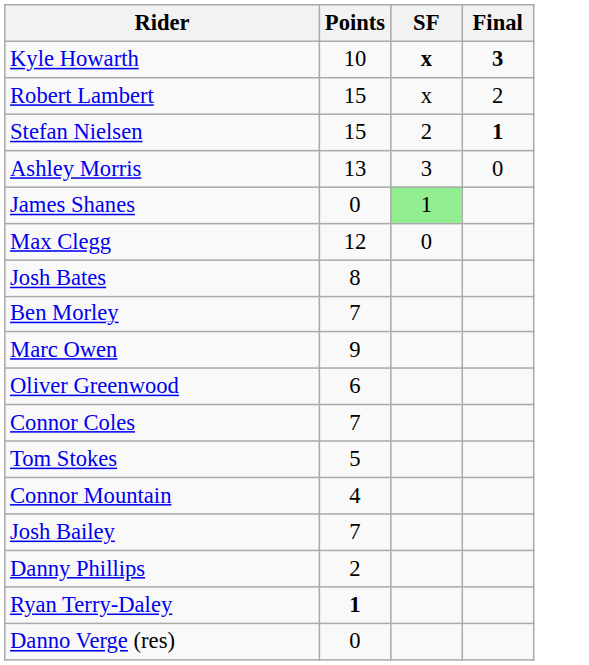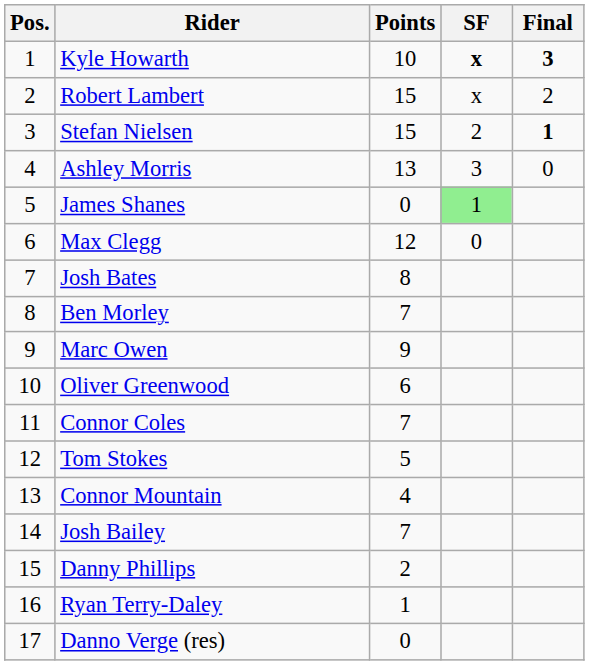+ column: (30, 22)
(355, 604) bold -> (405, 604) normal
